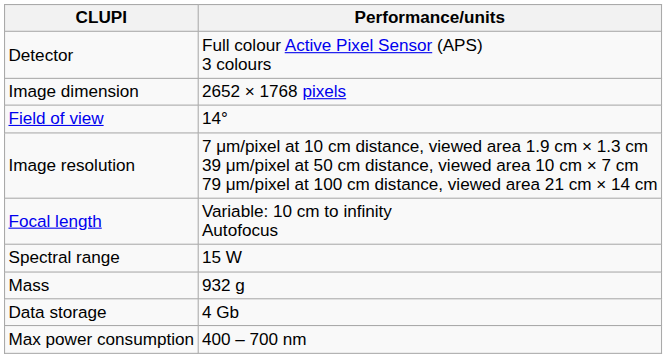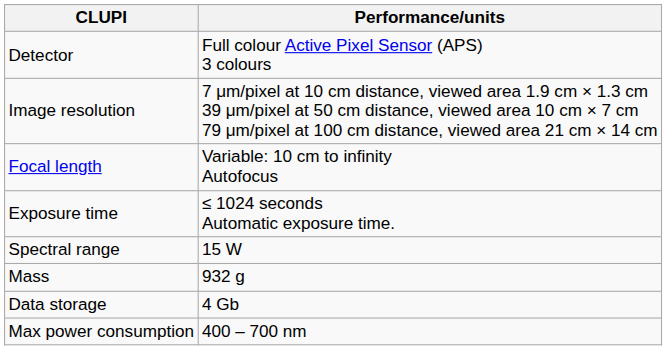- row: (74, 91)
- row: (56, 118)
+ row: (63, 213)
